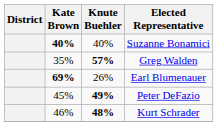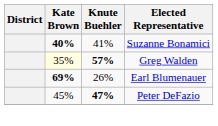(103, 43) 40% -> (103, 43) 41%
(63, 60) no background -> (63, 60) lightyellow background
(103, 95) 49% -> (103, 95) 47%
- row: (168, 113)
